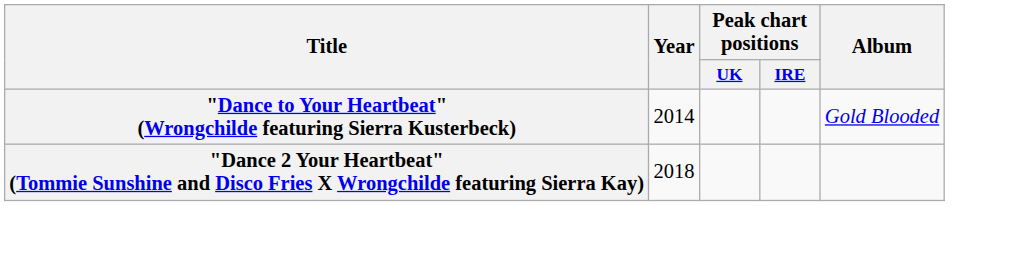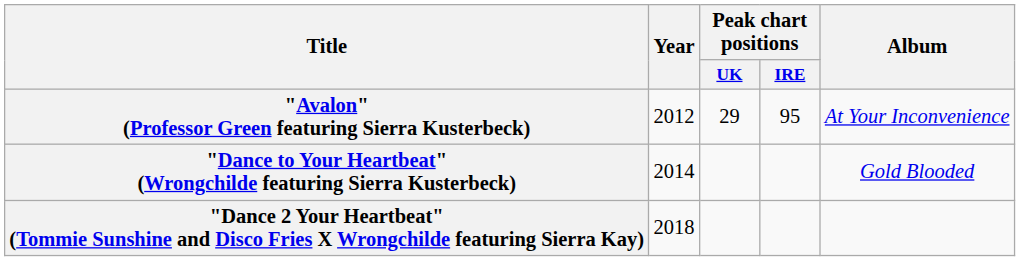+ row: (327, 116)
